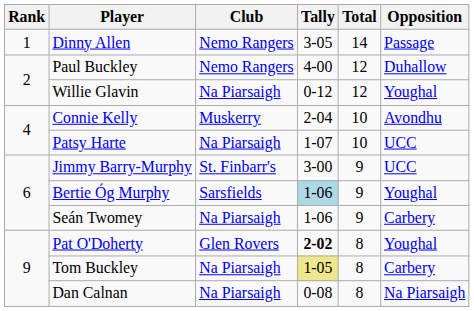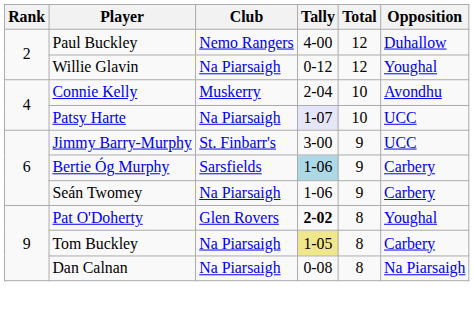- row: (91, 42)
(318, 142) no background -> (318, 117) lavender background
(411, 192) Youghal -> (410, 167) Carbery
